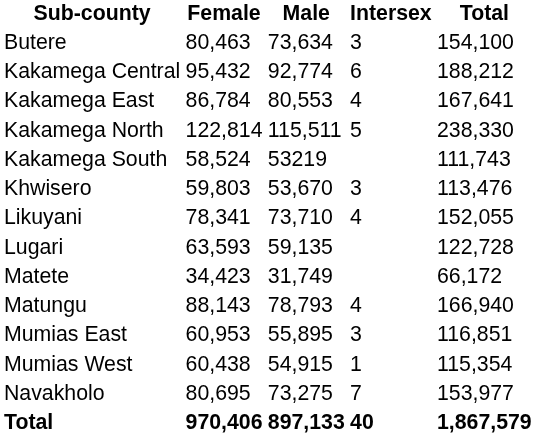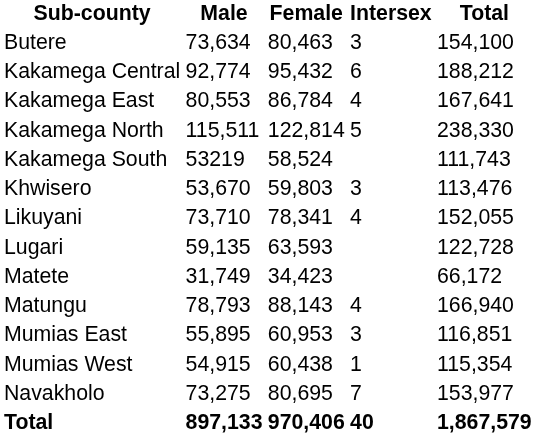columns swapped: (306, 12) <-> (224, 12)
